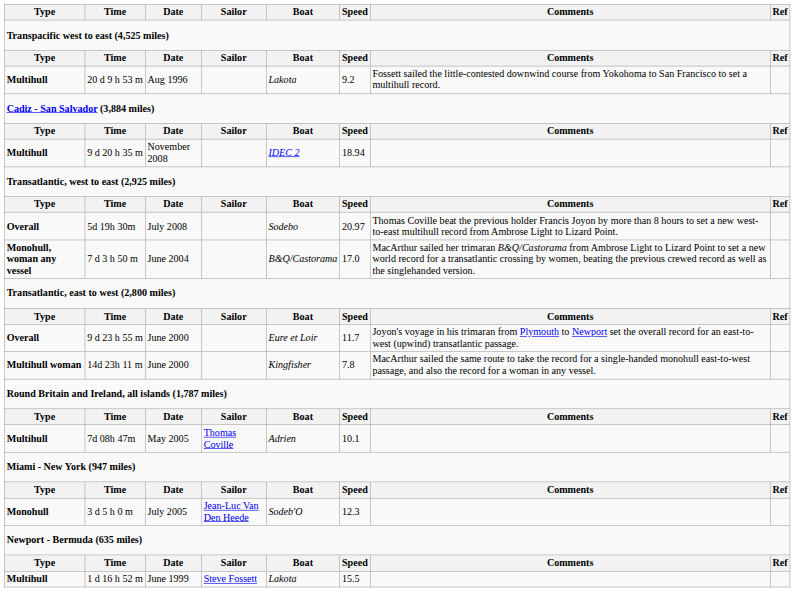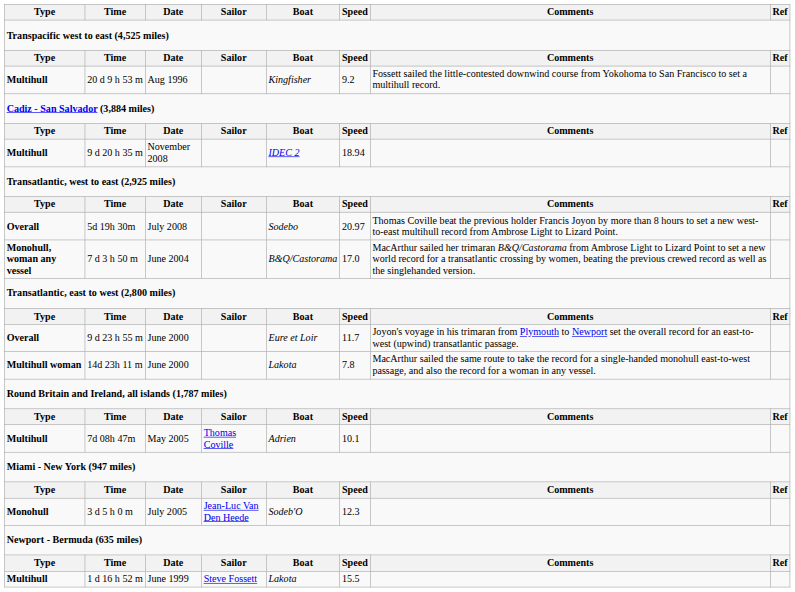(282, 79) Lakota -> (290, 79) Kingfisher
(290, 365) Kingfisher -> (282, 365) Lakota
